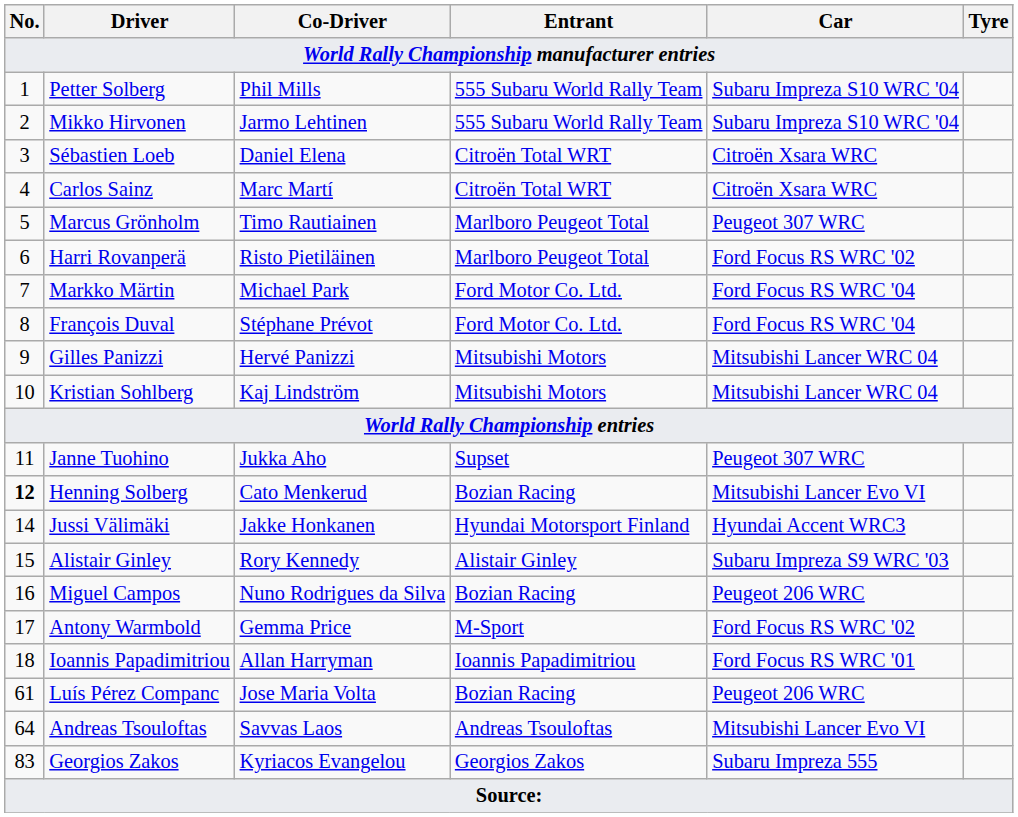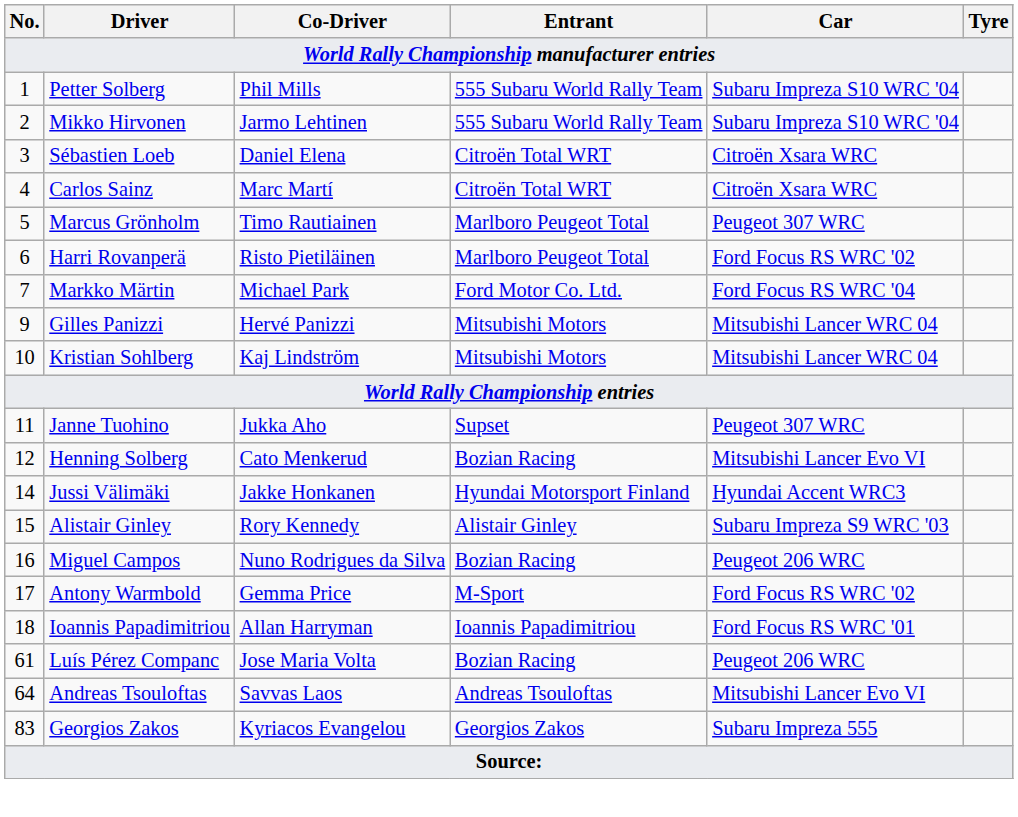- row: (112, 323)
(25, 492) bold -> (25, 458) normal
